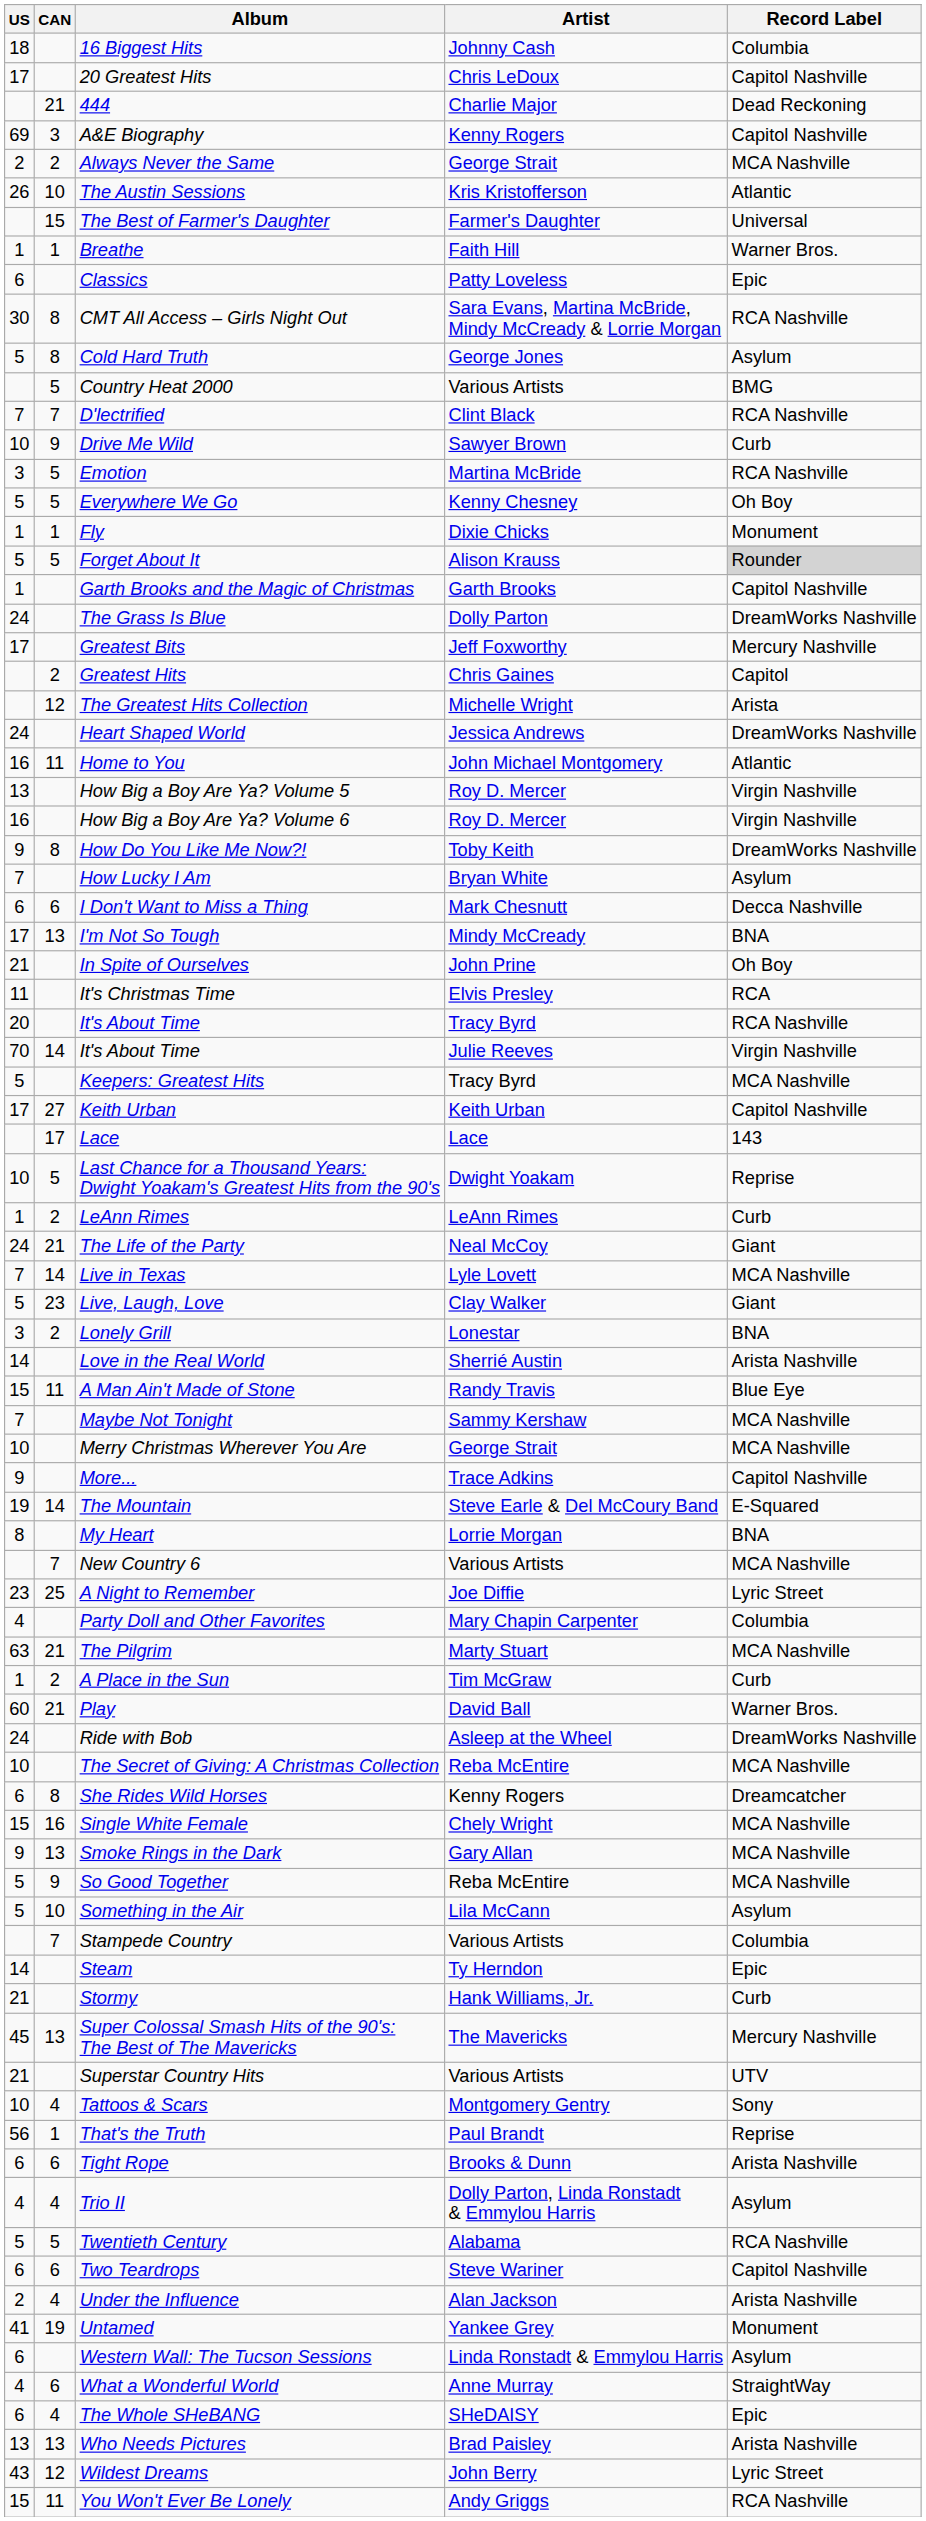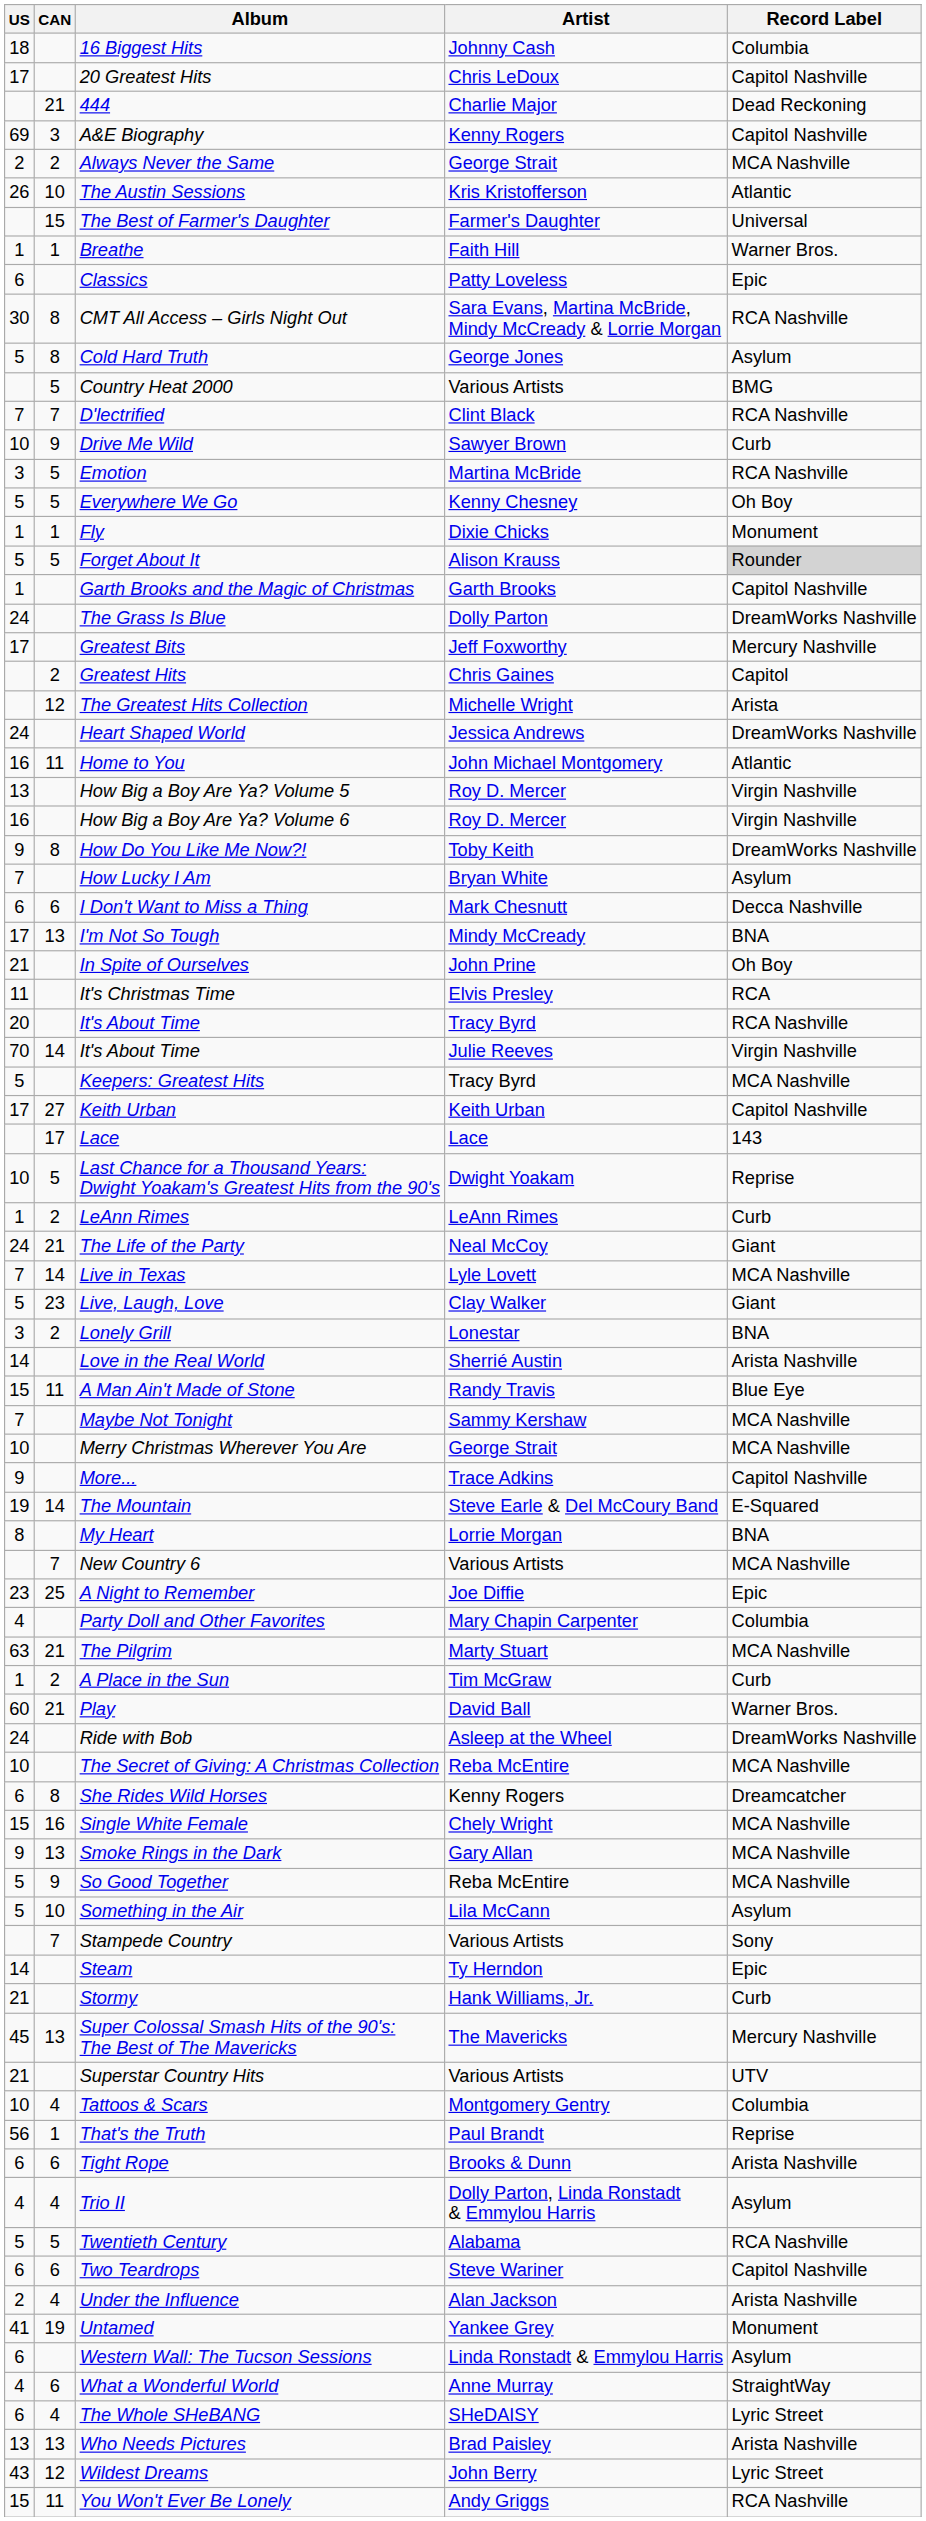(777, 1593) Lyric Street -> (749, 1593) Epic
(770, 1940) Columbia -> (752, 1940) Sony
(752, 2105) Sony -> (770, 2105) Columbia
(749, 2415) Epic -> (777, 2415) Lyric Street
